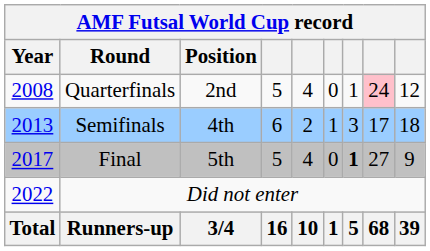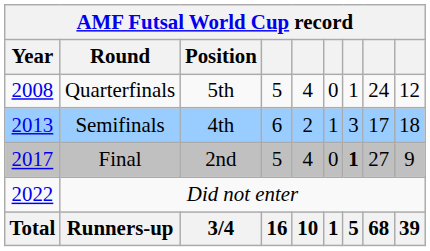(221, 90) 2nd -> (221, 90) 5th
(379, 90) pink background -> (379, 90) no background
(221, 159) 5th -> (221, 159) 2nd
